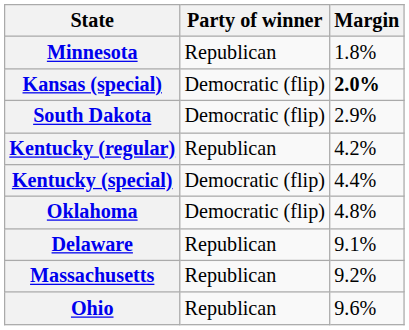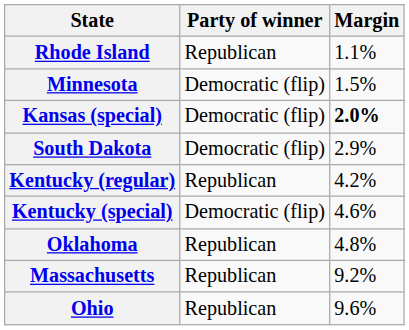+ row: (92, 52)
(230, 52) Republican -> (255, 84) Democratic (flip)
(355, 52) 1.8% -> (355, 84) 1.5%
(355, 180) 4.4% -> (355, 212) 4.6%
(255, 212) Democratic (flip) -> (230, 244) Republican
- row: (92, 244)
